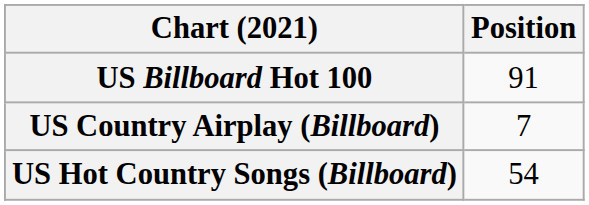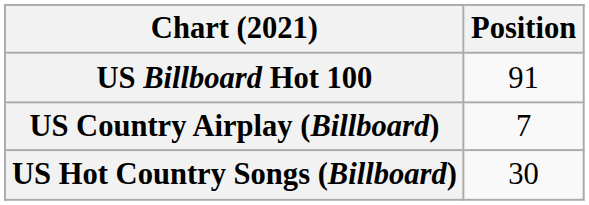(524, 174) 54 -> (524, 174) 30
